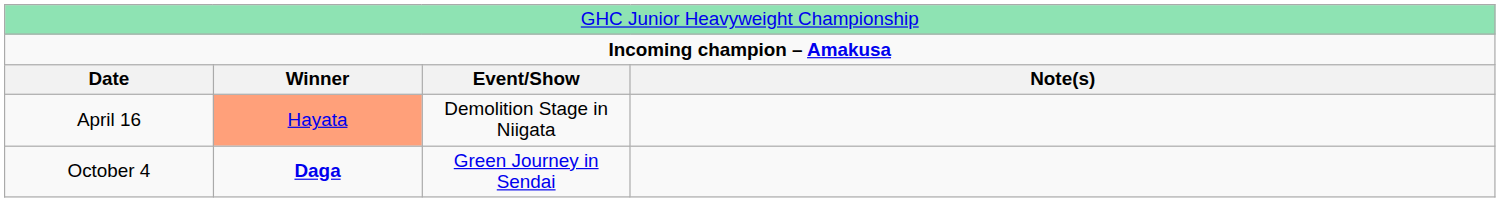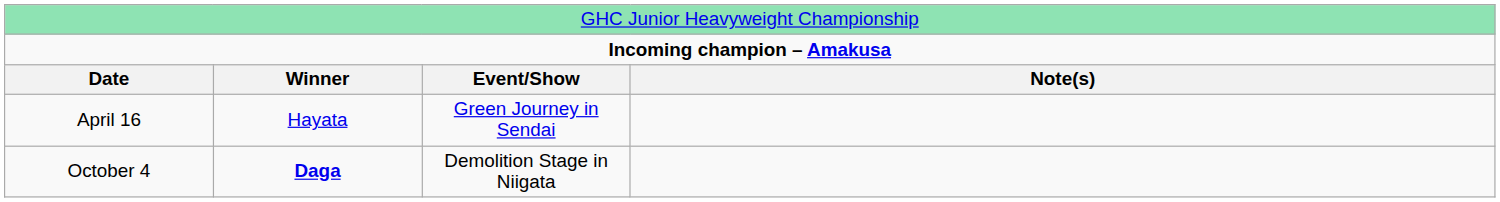(318, 119) lightsalmon background -> (318, 119) no background
(526, 119) Demolition Stage in Niigata -> (526, 119) Green Journey in Sendai
(526, 171) Green Journey in Sendai -> (526, 171) Demolition Stage in Niigata
